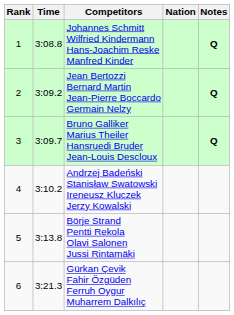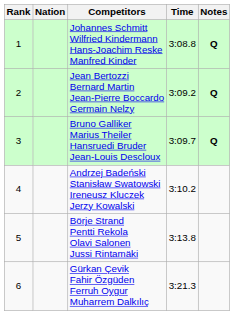columns swapped: (181, 12) <-> (48, 12)
